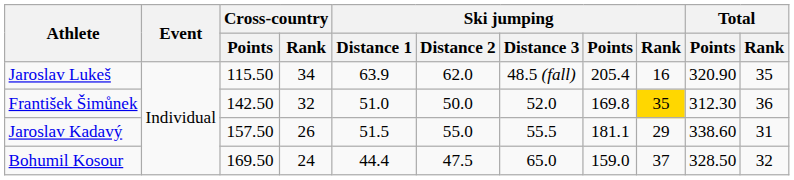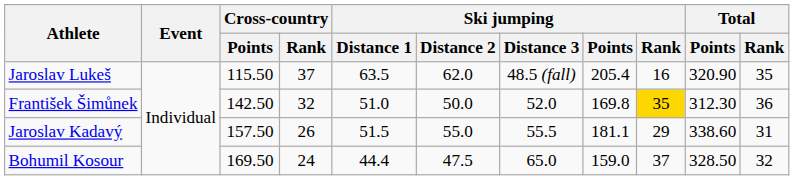(306, 75) 34 -> (306, 75) 37
(374, 75) 63.9 -> (374, 75) 63.5
